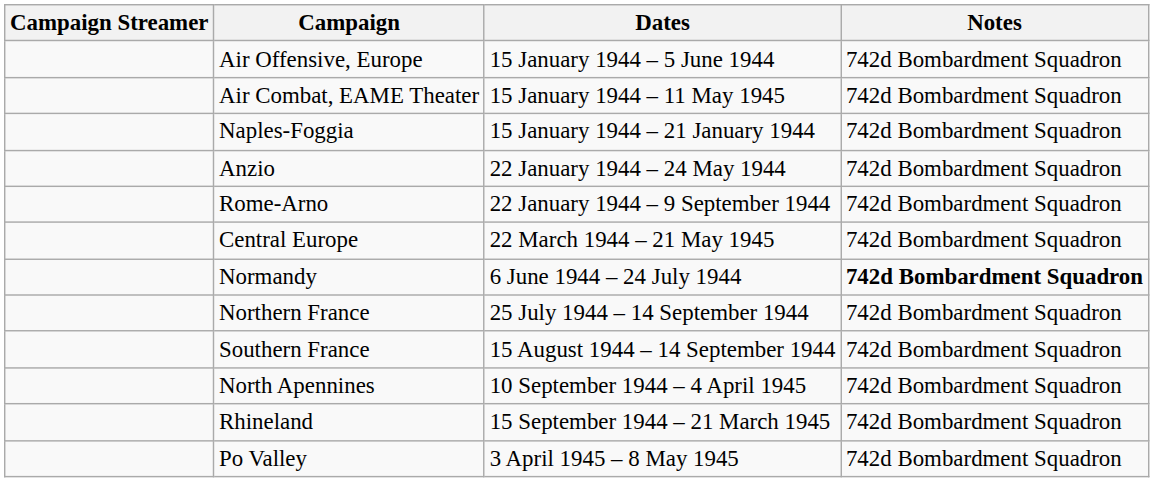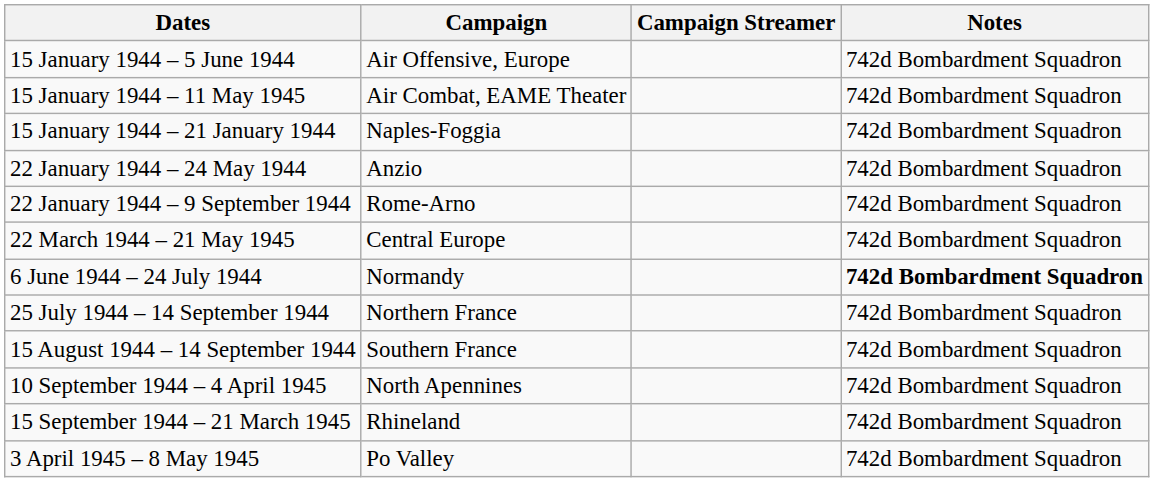columns swapped: (109, 22) <-> (663, 22)
